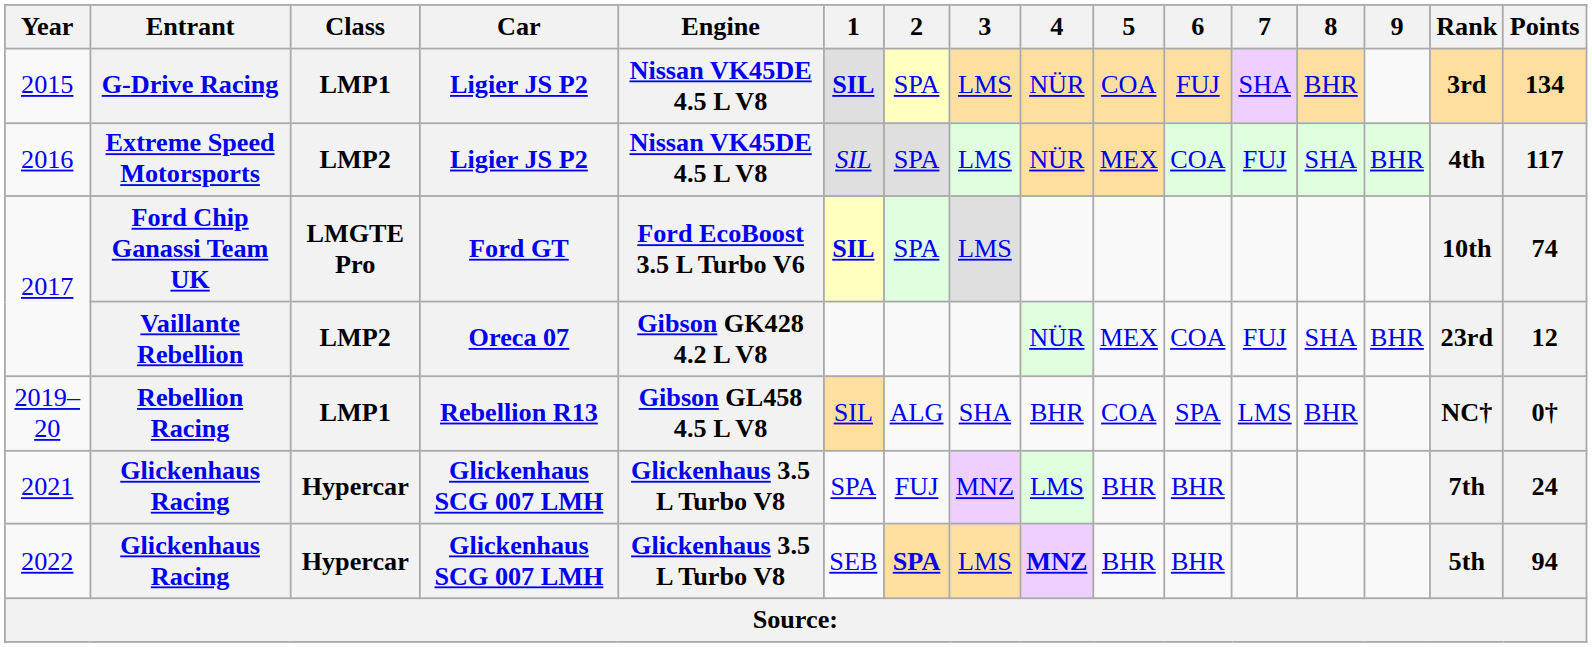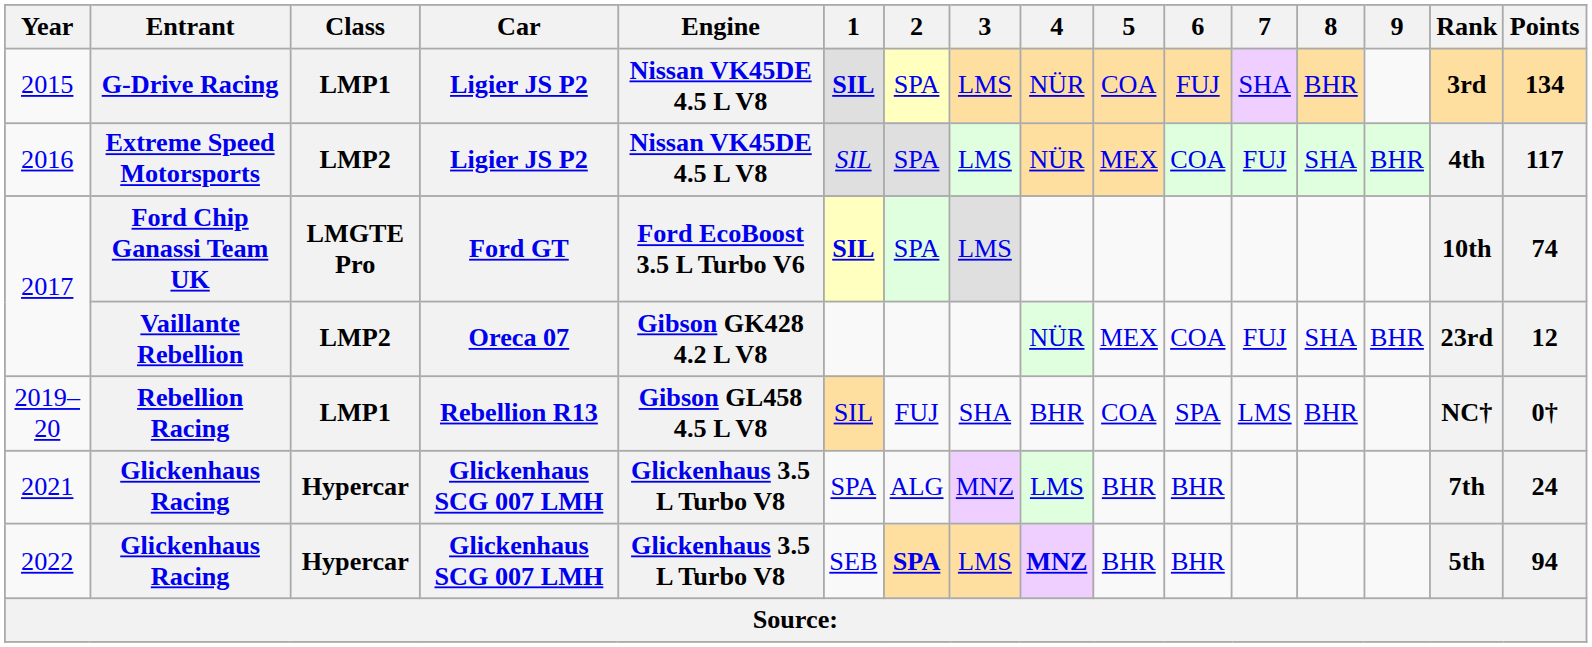(917, 412) ALG -> (917, 412) FUJ
(917, 486) FUJ -> (917, 486) ALG
